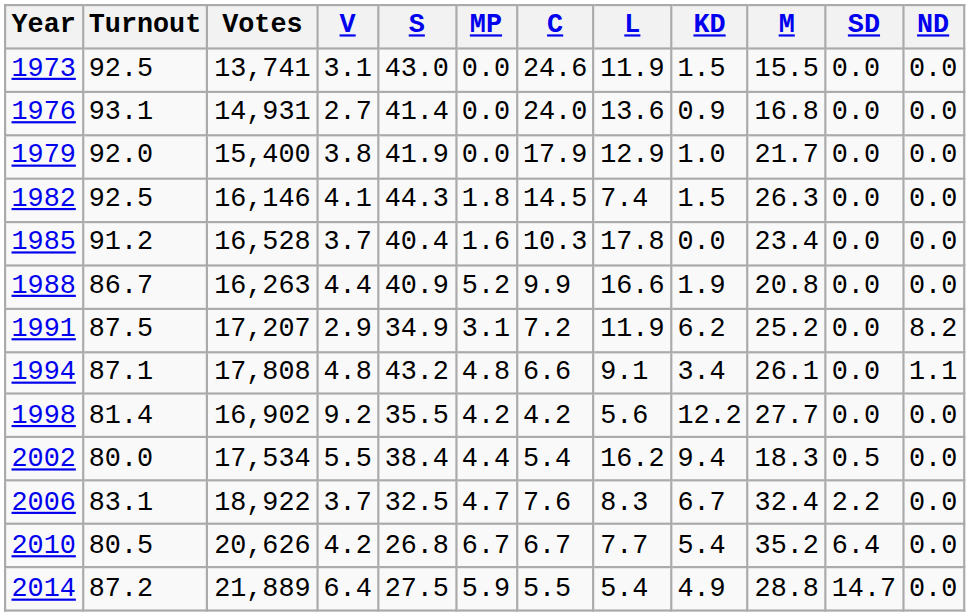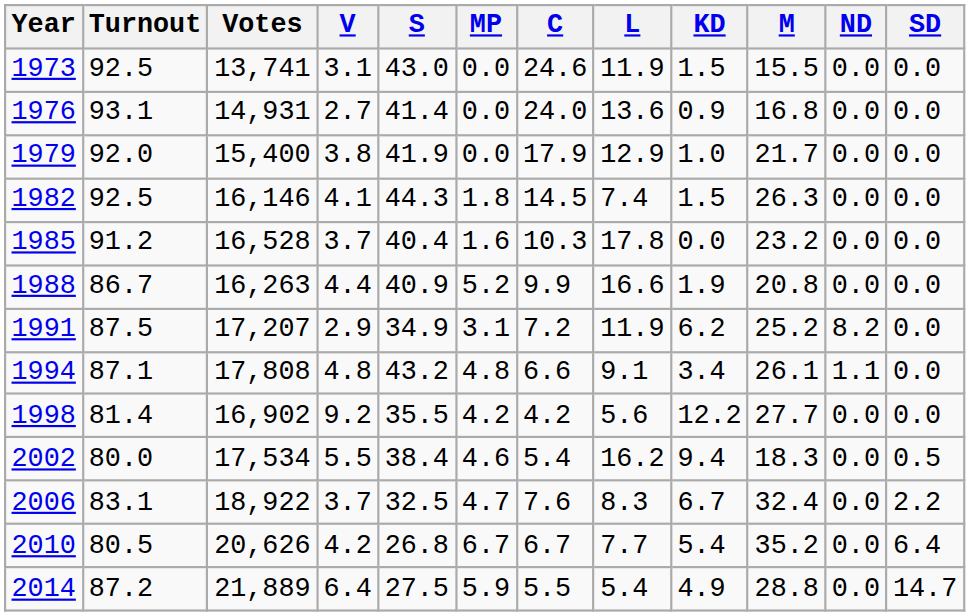columns swapped: (864, 27) <-> (933, 27)
(787, 243) 23.4 -> (787, 243) 23.2
(486, 460) 4.4 -> (486, 460) 4.6
